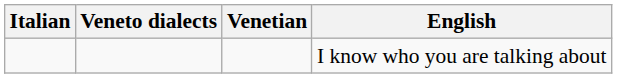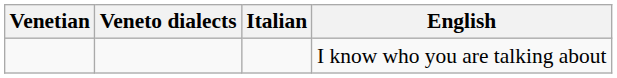columns swapped: (267, 21) <-> (40, 21)
